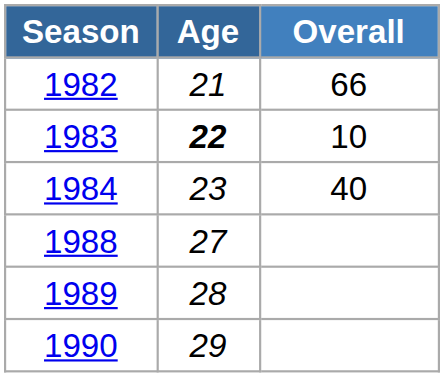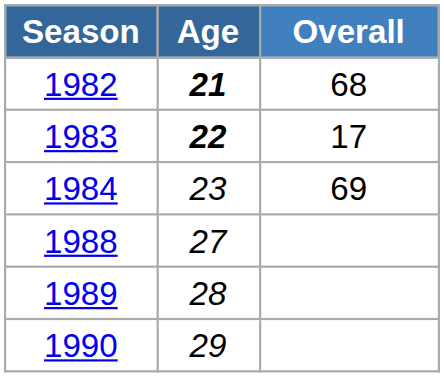(208, 84) normal -> (208, 84) bold
(349, 84) 66 -> (349, 84) 68
(349, 136) 10 -> (349, 136) 17
(349, 189) 40 -> (349, 189) 69
